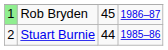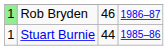(108, 14) 45 -> (108, 14) 46
(11, 34) 2 -> (11, 34) 1
